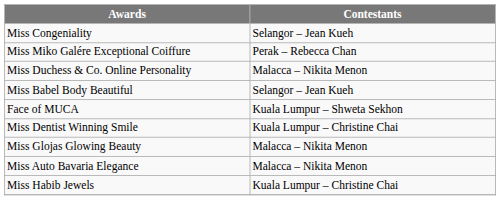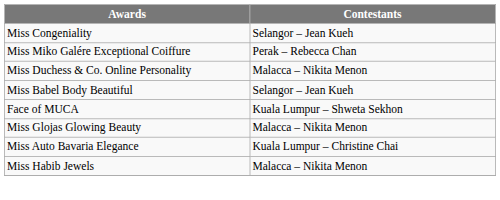- row: (72, 128)
(310, 166) Malacca – Nikita Menon -> (325, 147) Kuala Lumpur – Christine Chai
(325, 185) Kuala Lumpur – Christine Chai -> (310, 166) Malacca – Nikita Menon
